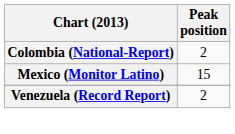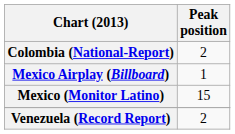+ row: (91, 74)
